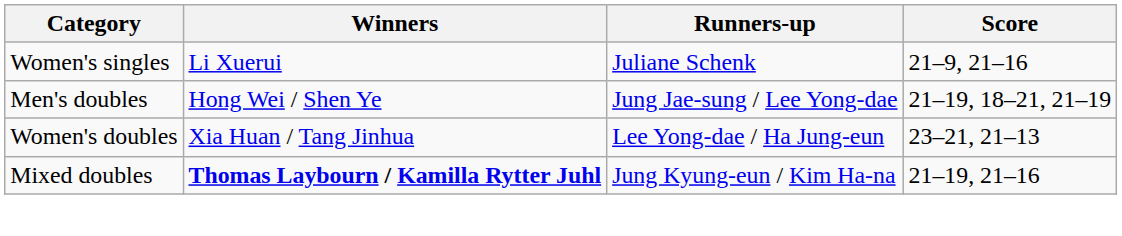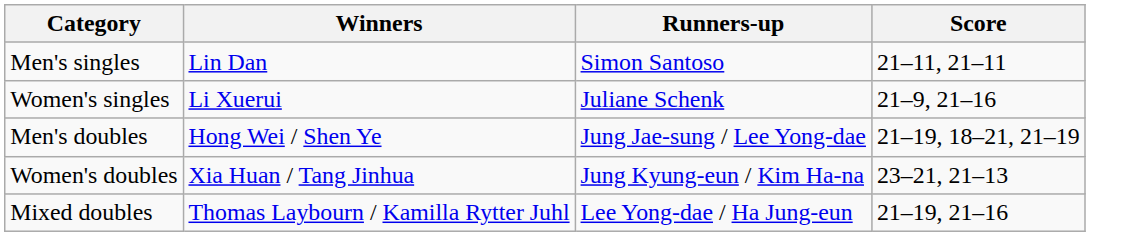+ row: (75, 61)
(748, 136) Lee Yong-dae / Ha Jung-eun -> (722, 174) Jung Kyung-eun / Kim Ha-na
(395, 174) bold -> (379, 212) normal
(754, 174) Jung Kyung-eun / Kim Ha-na -> (717, 212) Lee Yong-dae / Ha Jung-eun
